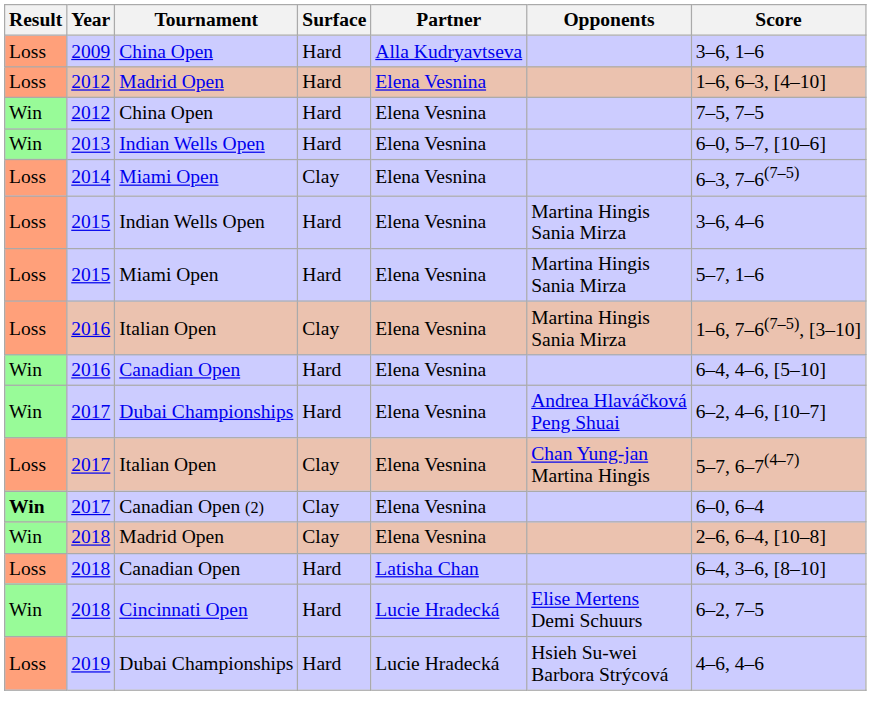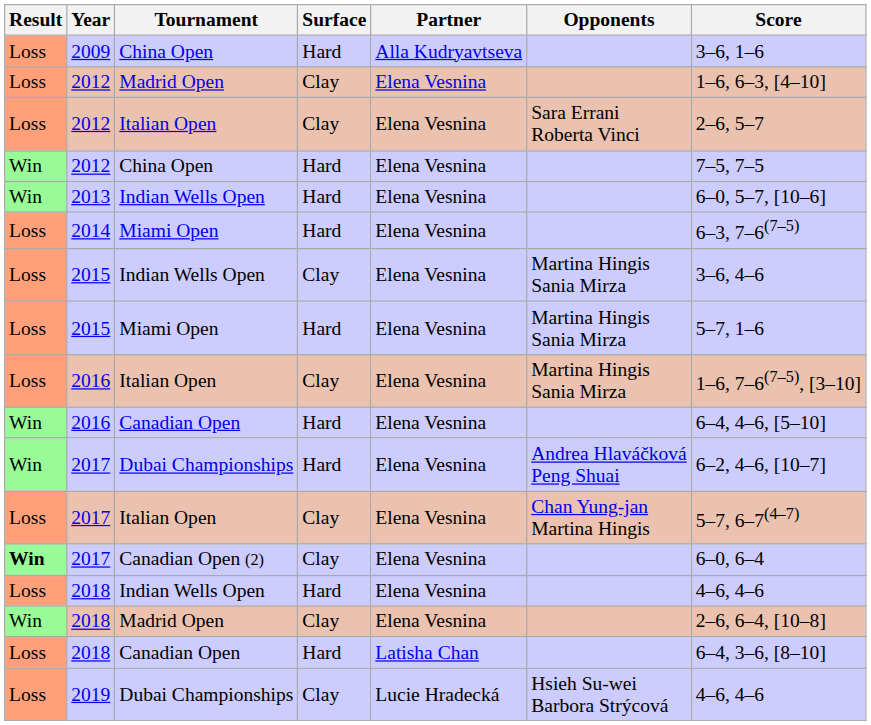(322, 81) Hard -> (321, 81) Clay
+ row: (91, 123)
(321, 177) Clay -> (322, 230) Hard
(322, 221) Hard -> (321, 274) Clay
+ row: (91, 590)
- row: (91, 610)
(322, 663) Hard -> (321, 694) Clay
